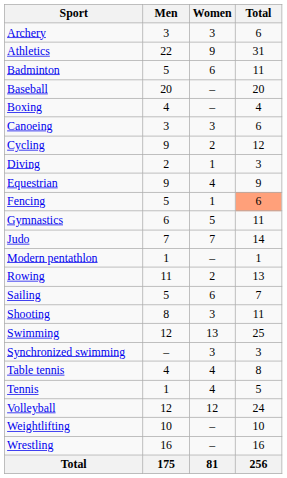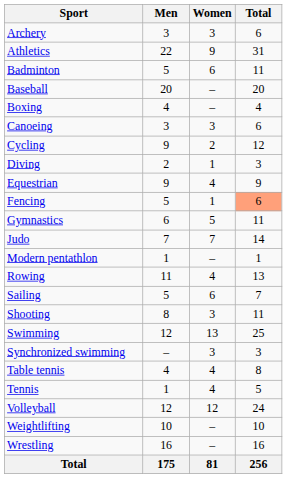(212, 276) 2 -> (212, 276) 4
